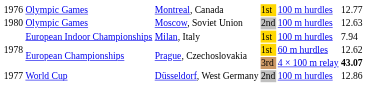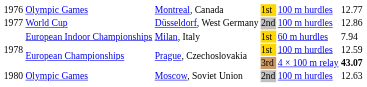rows swapped: (46, 76) <-> (57, 23)
(305, 36) 100 m hurdles -> (303, 36) 60 m hurdles
(303, 50) 60 m hurdles -> (305, 50) 100 m hurdles
(352, 50) 12.62 -> (352, 50) 12.59
